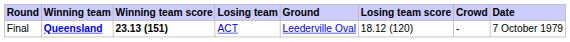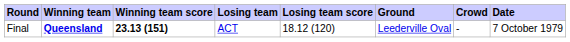columns swapped: (406, 12) <-> (301, 12)
